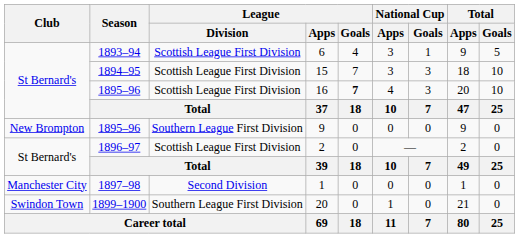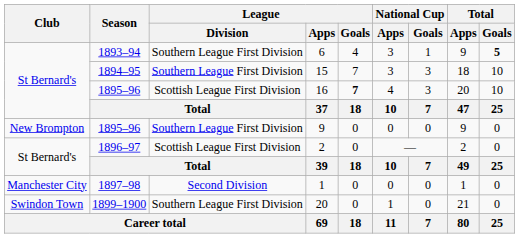(227, 52) Scottish League First Division -> (227, 52) Southern League First Division
(497, 52) normal -> (497, 52) bold
(227, 71) Scottish League First Division -> (227, 71) Southern League First Division
